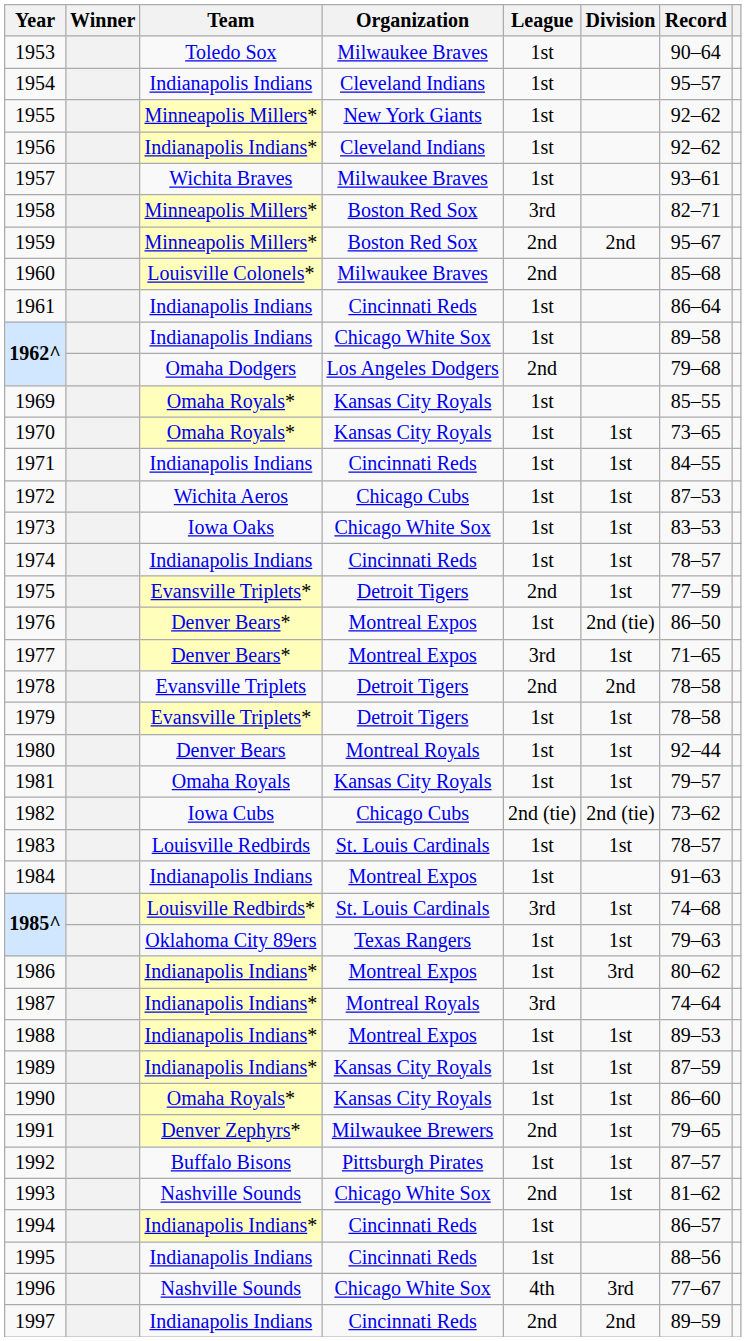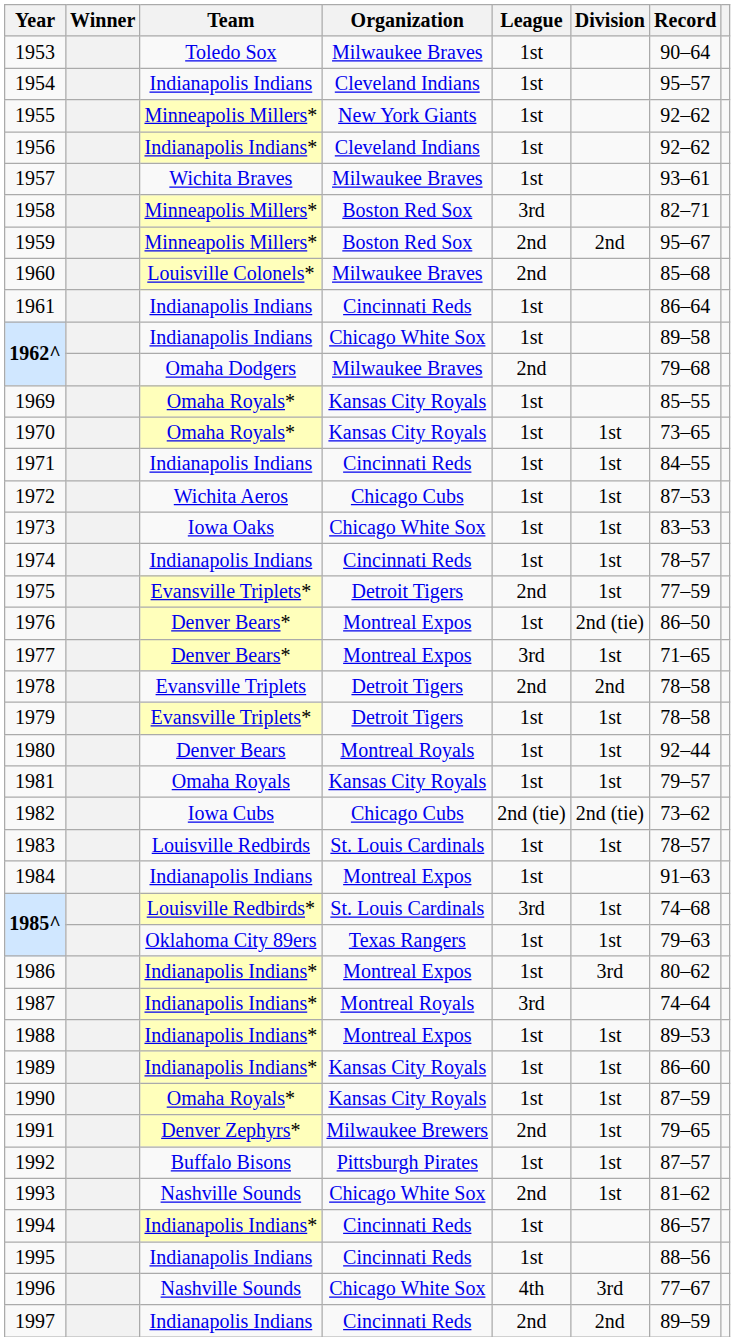(413, 369) Los Angeles Dodgers -> (407, 369) Milwaukee Braves
(696, 1067) 87–59 -> (685, 1067) 86–60
(696, 1098) 86–60 -> (685, 1098) 87–59
